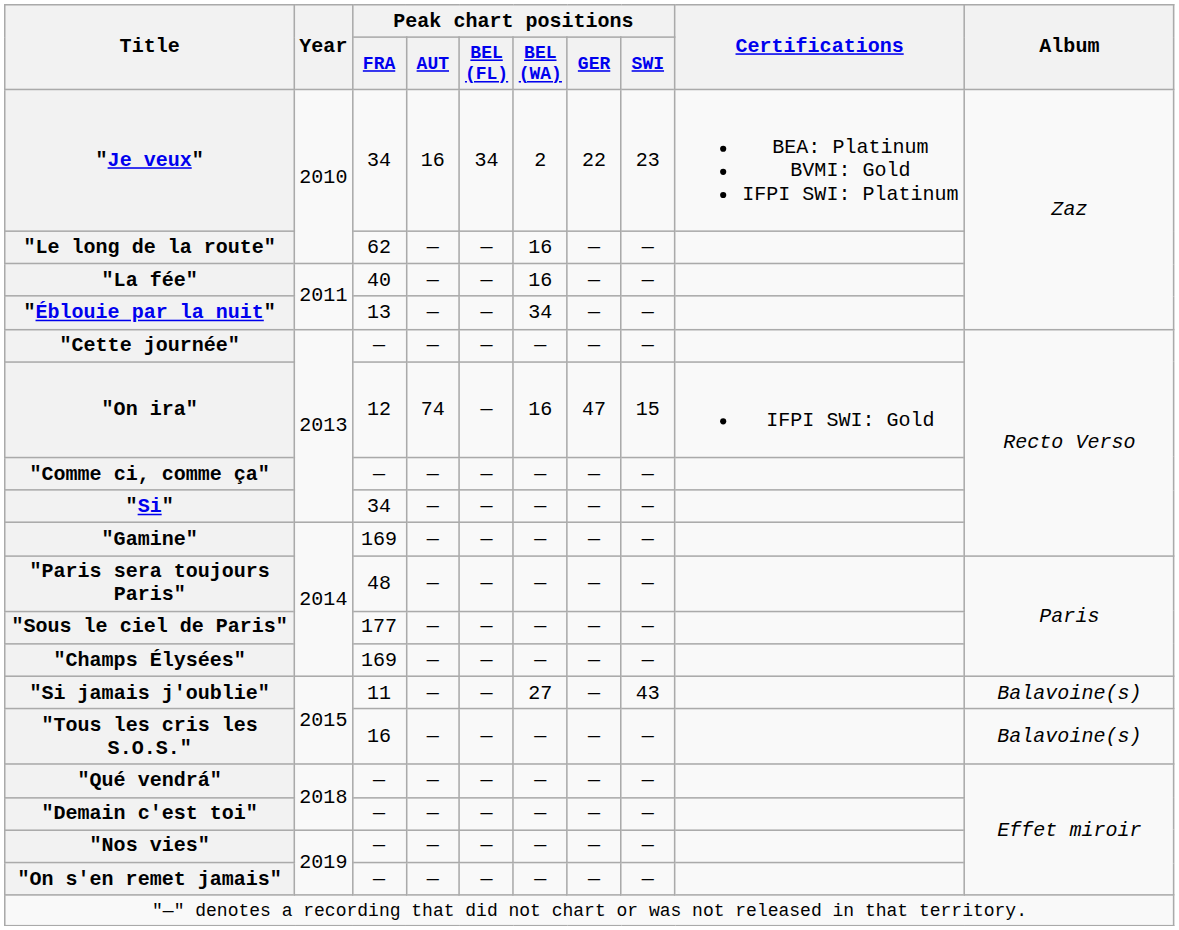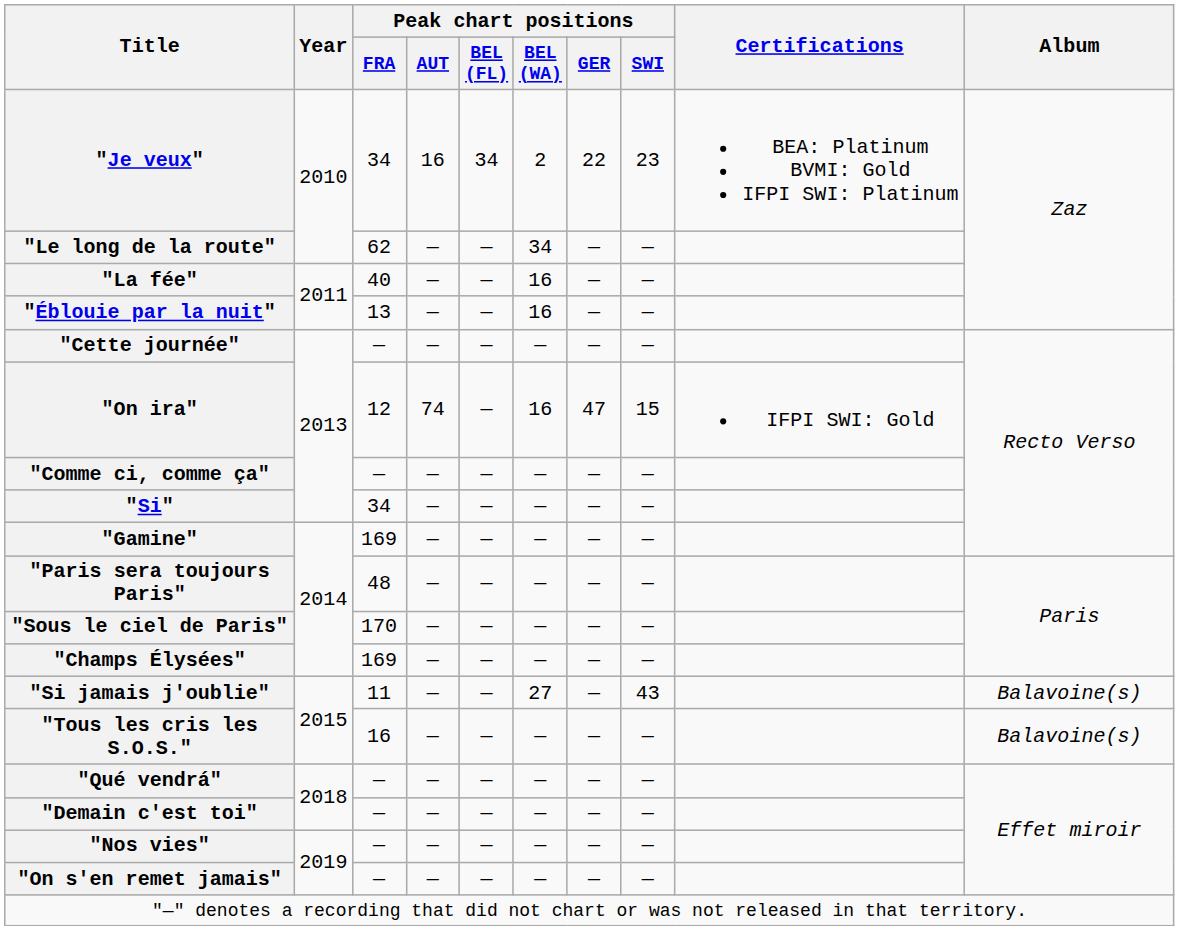(540, 248) 16 -> (540, 248) 34
(540, 313) 34 -> (540, 313) 16
(379, 627) 177 -> (379, 627) 170
